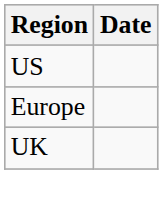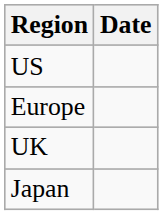+ row: (40, 188)
